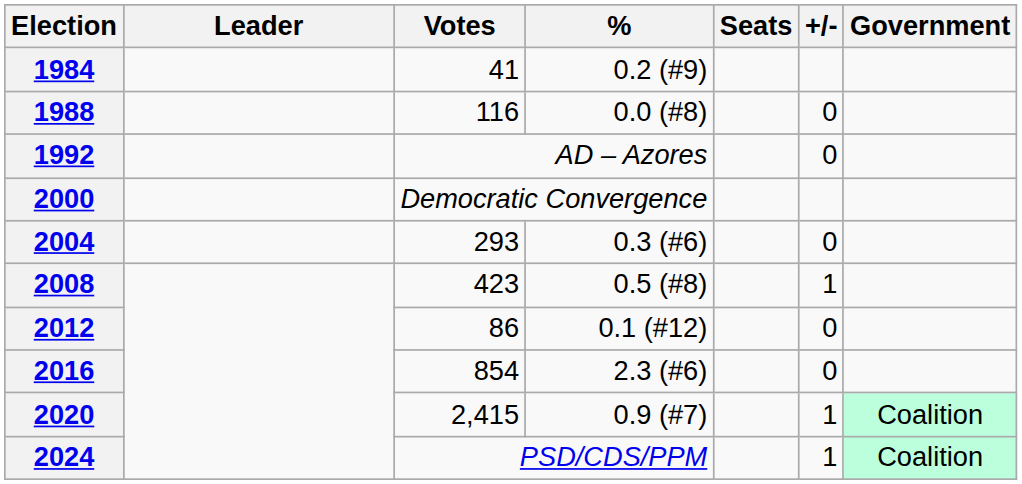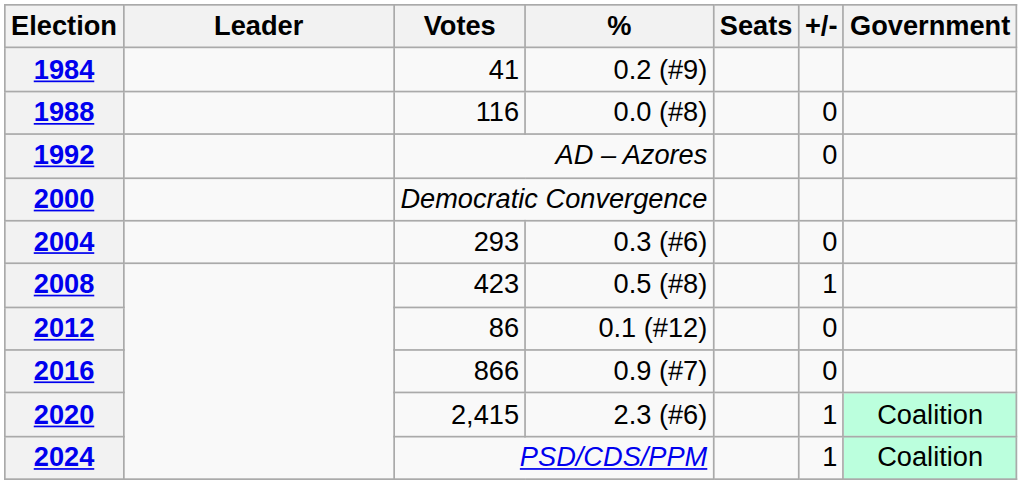(496, 371) 854 -> (496, 371) 866
(660, 371) 2.3 (#6) -> (660, 371) 0.9 (#7)
(660, 414) 0.9 (#7) -> (660, 414) 2.3 (#6)
